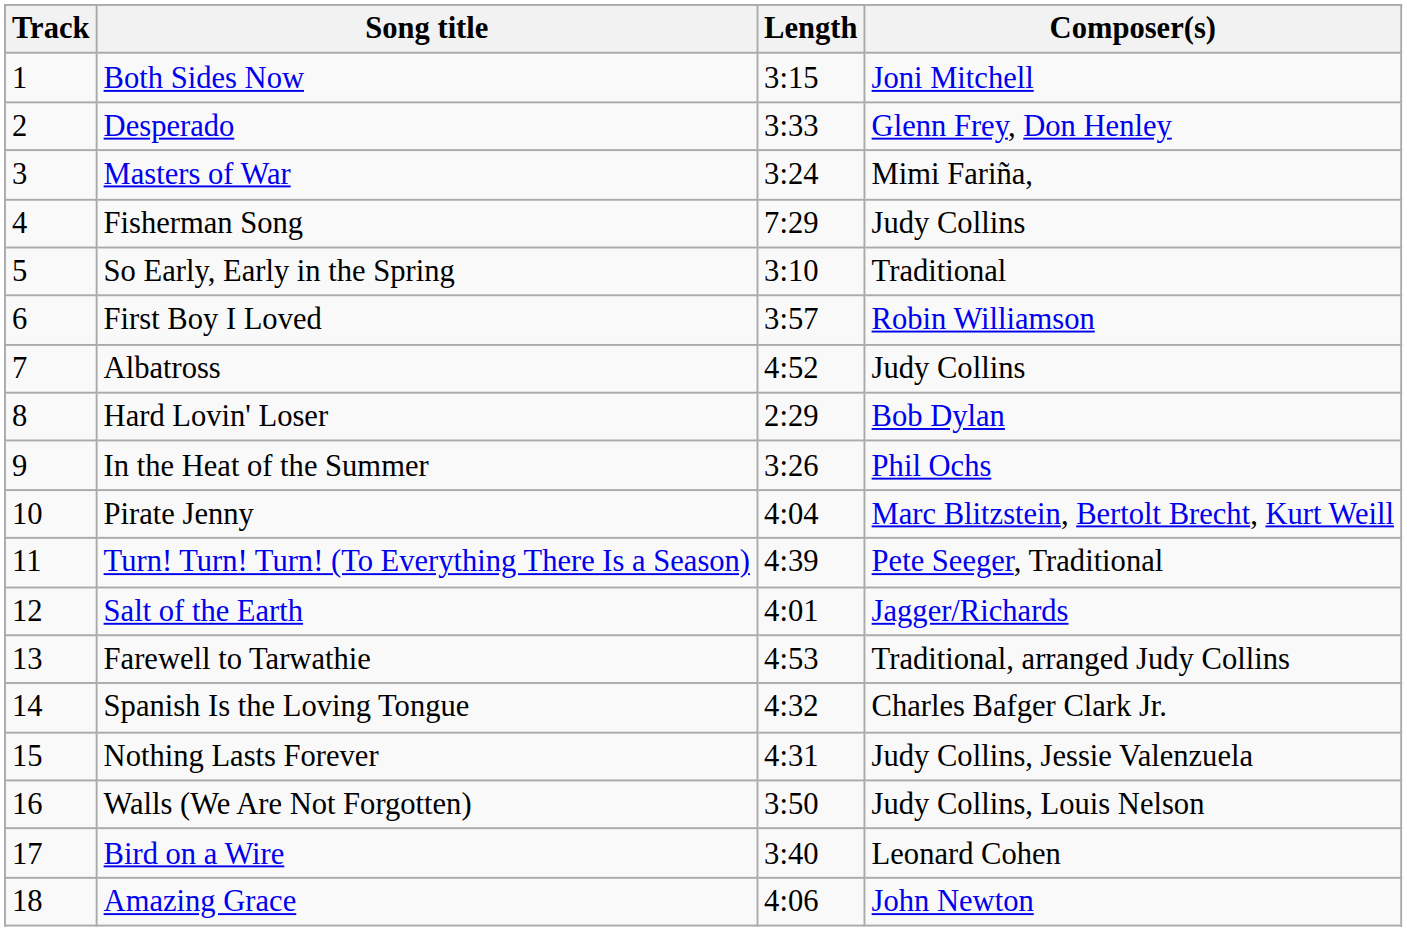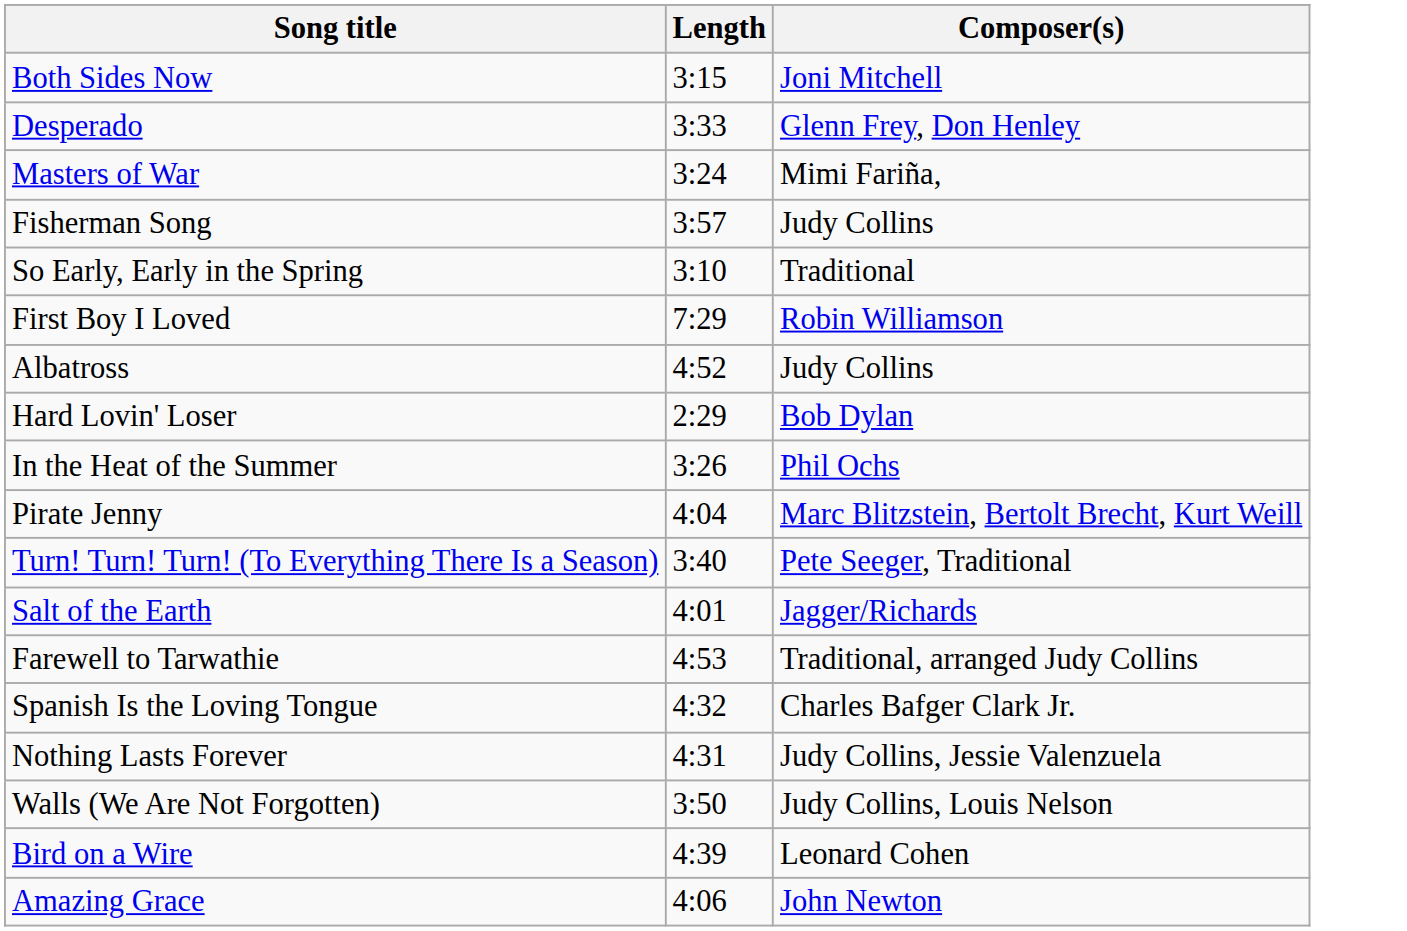- column: (51, 28)
(791, 222) 7:29 -> (700, 222) 3:57
(791, 319) 3:57 -> (700, 319) 7:29
(791, 561) 4:39 -> (700, 561) 3:40
(791, 852) 3:40 -> (700, 852) 4:39
